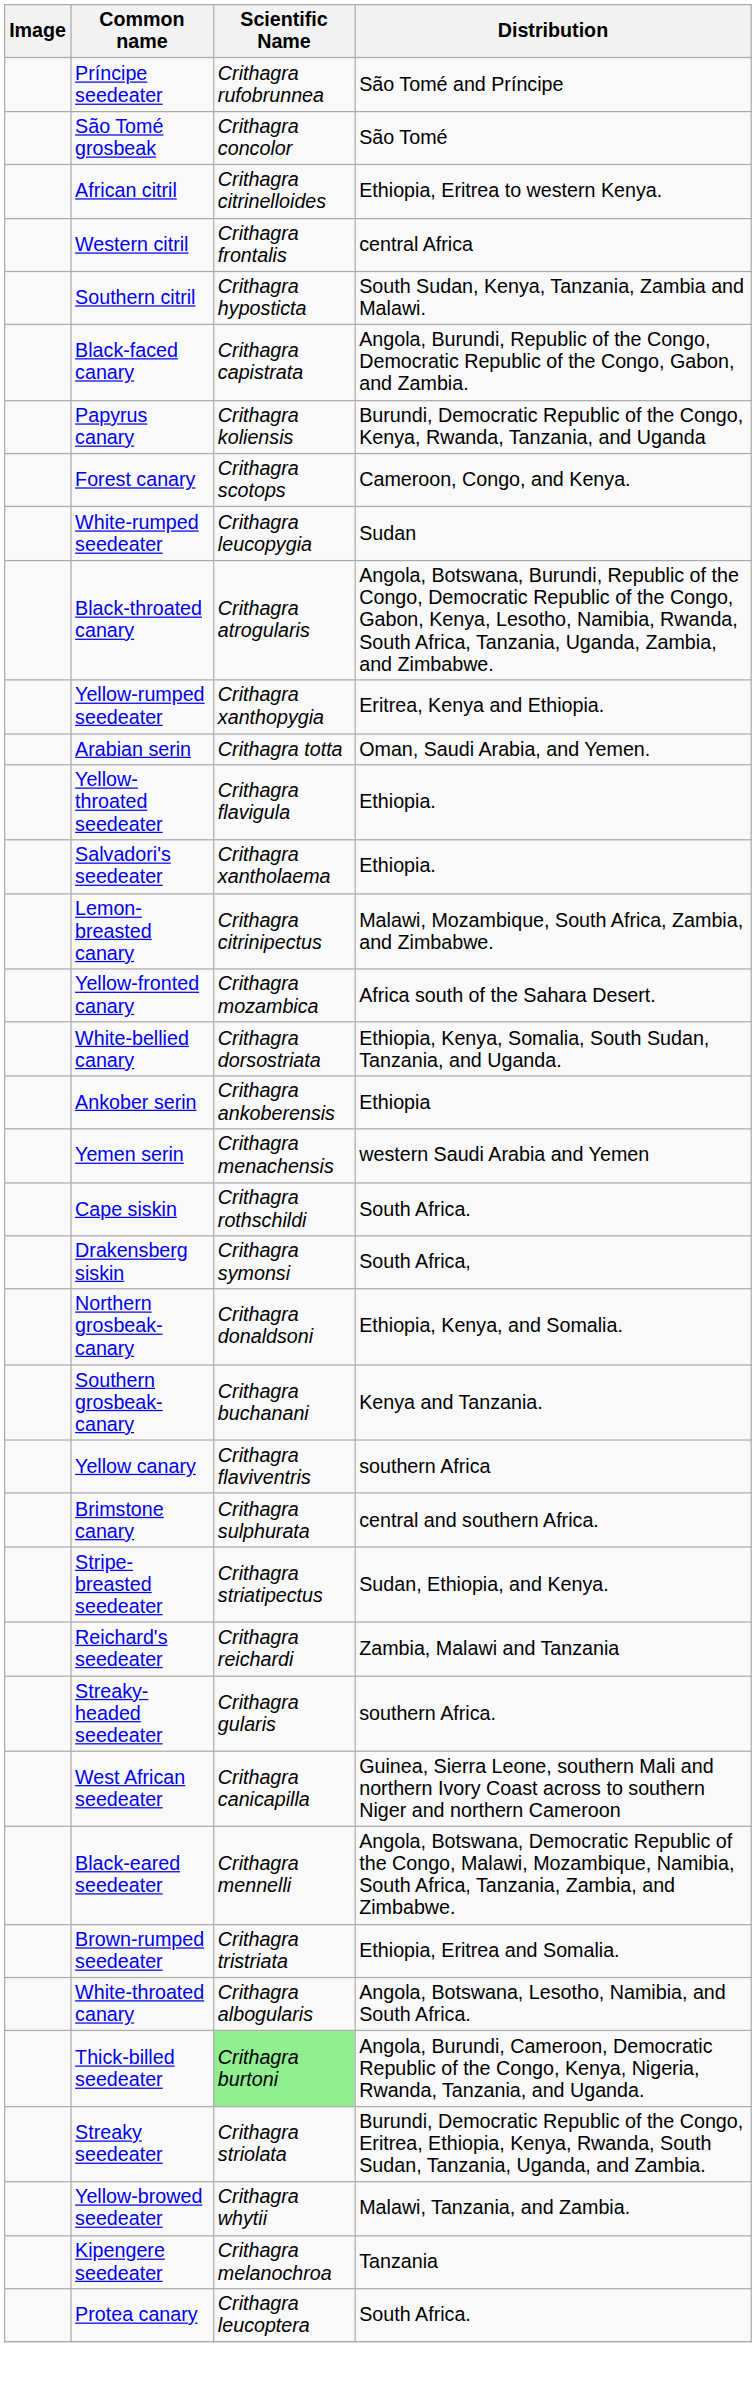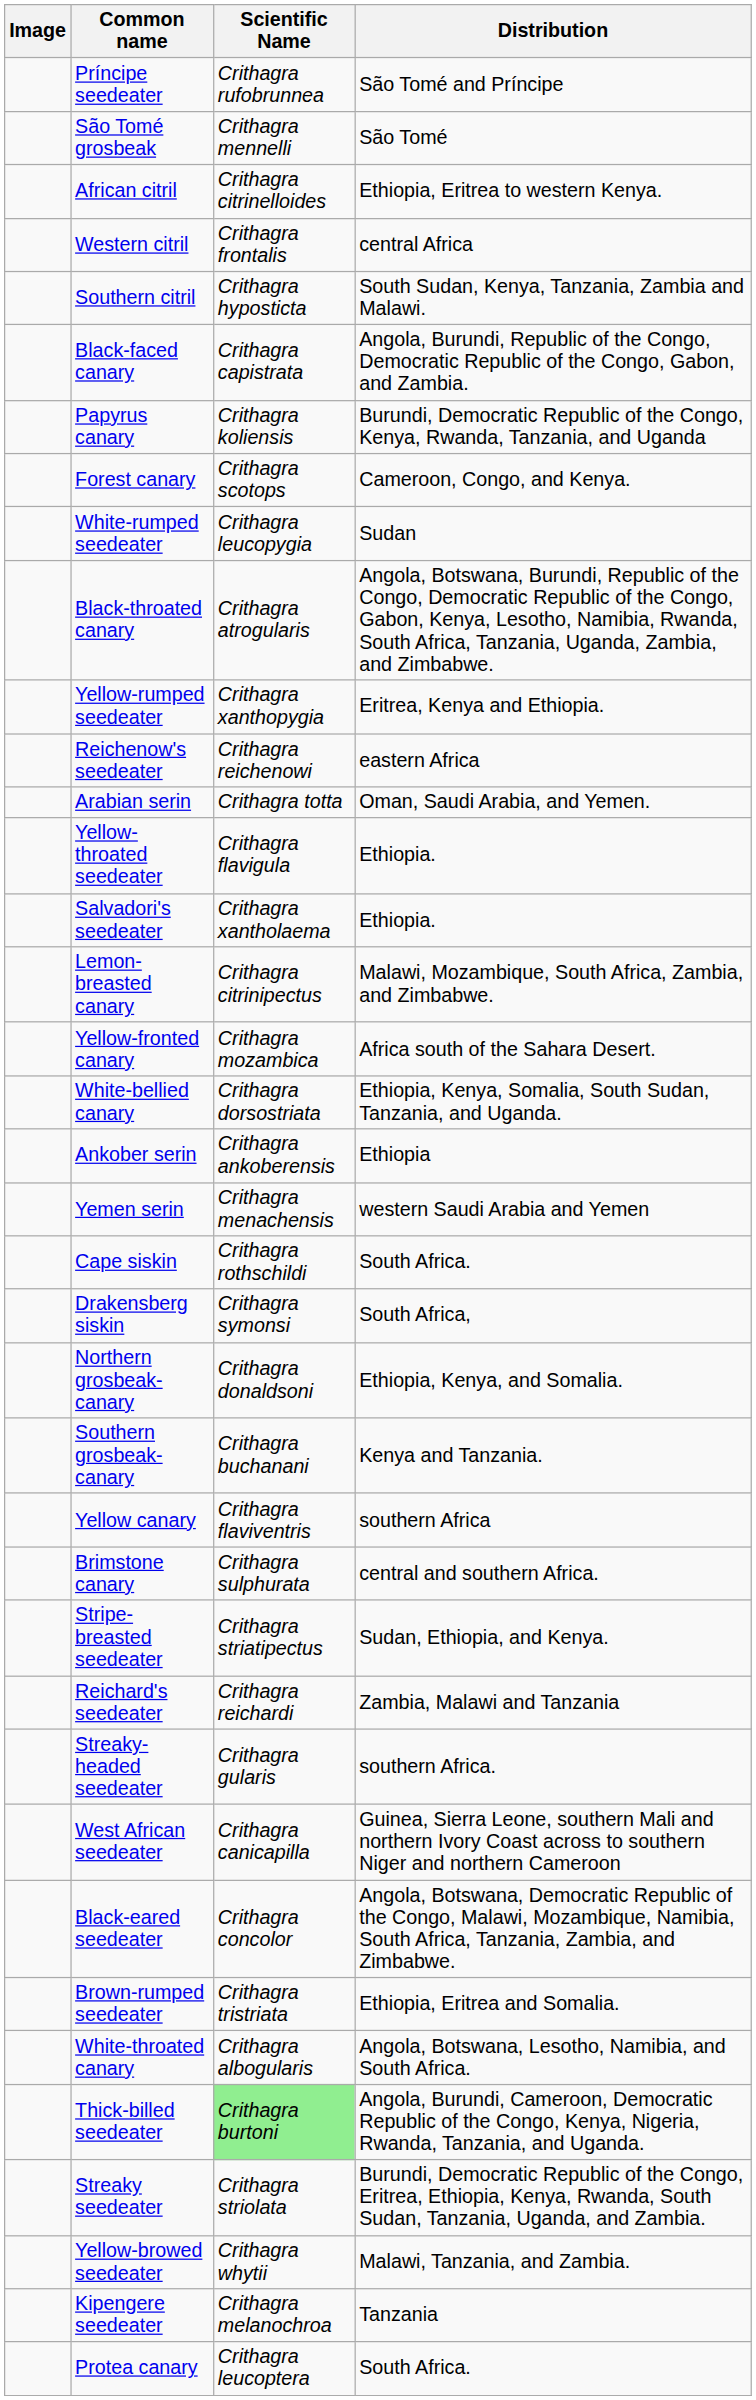(258, 137) Crithagra concolor -> (258, 137) Crithagra mennelli
+ row: (131, 759)
(258, 1875) Crithagra mennelli -> (258, 1928) Crithagra concolor
